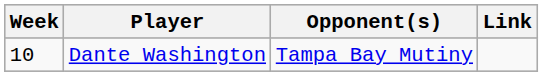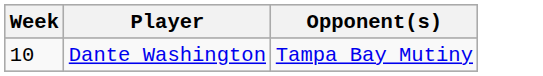- column: (507, 22)
